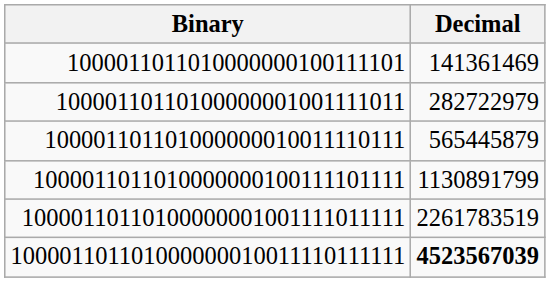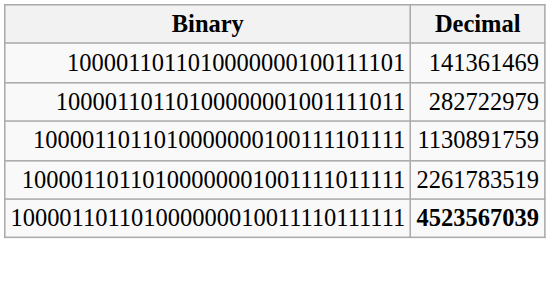- row: (225, 140)
(478, 179) 1130891799 -> (478, 140) 1130891759
